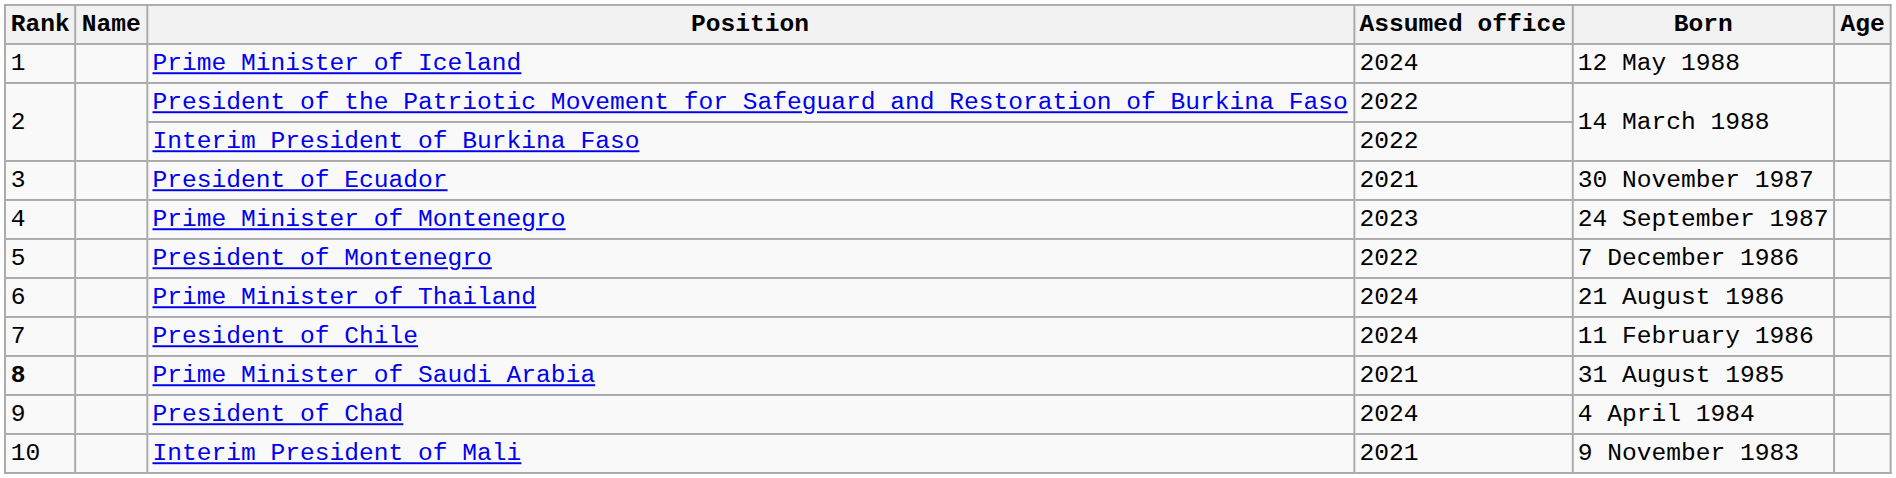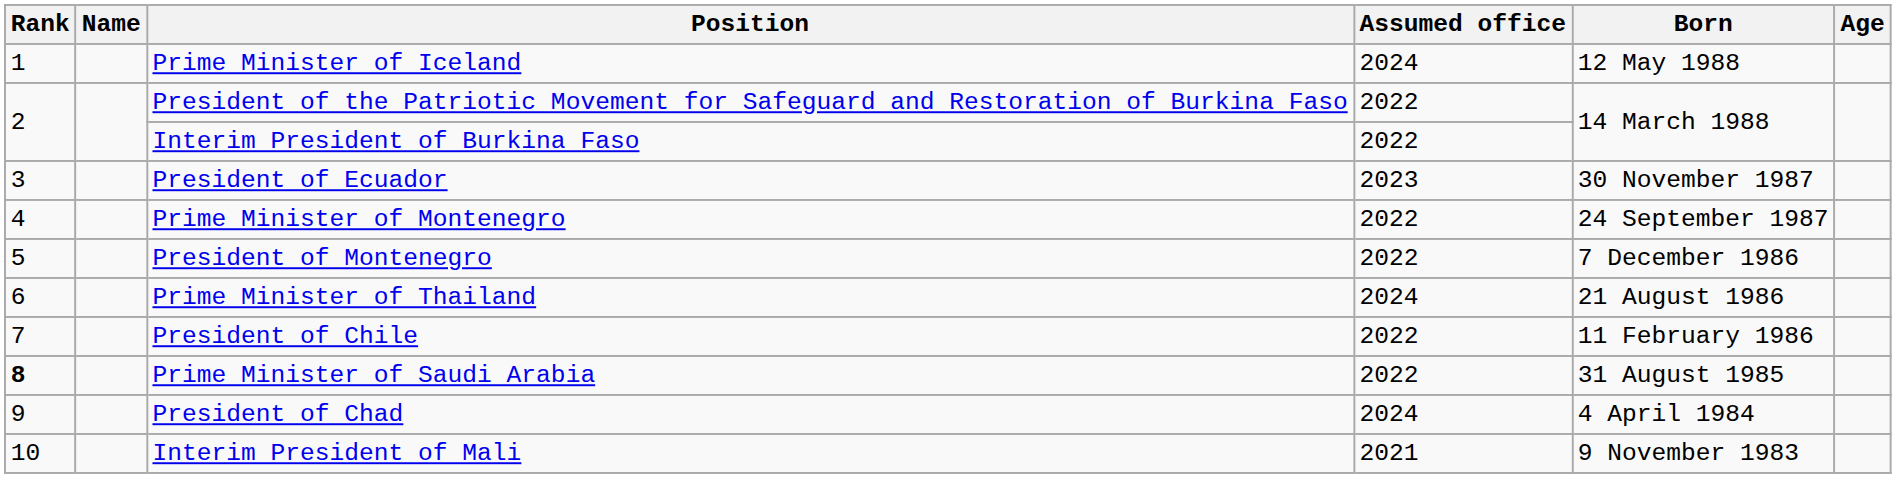(1389, 180) 2021 -> (1389, 180) 2023
(1389, 219) 2023 -> (1389, 219) 2022
(1389, 337) 2024 -> (1389, 337) 2022
(1389, 376) 2021 -> (1389, 376) 2022
